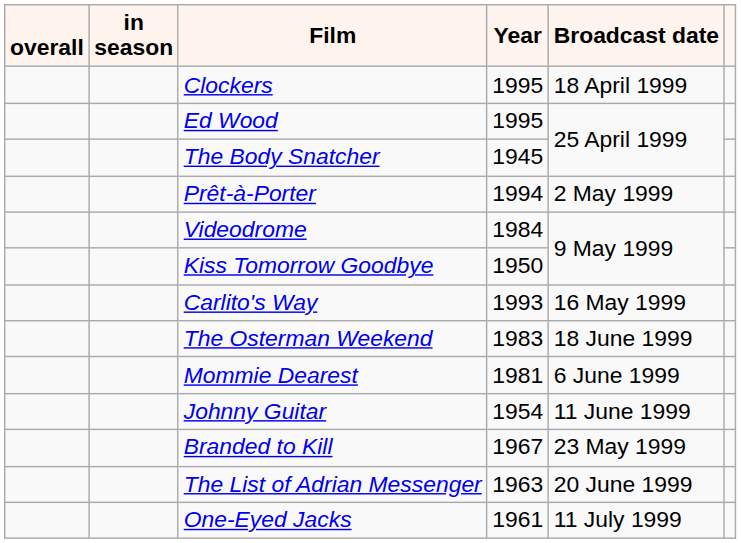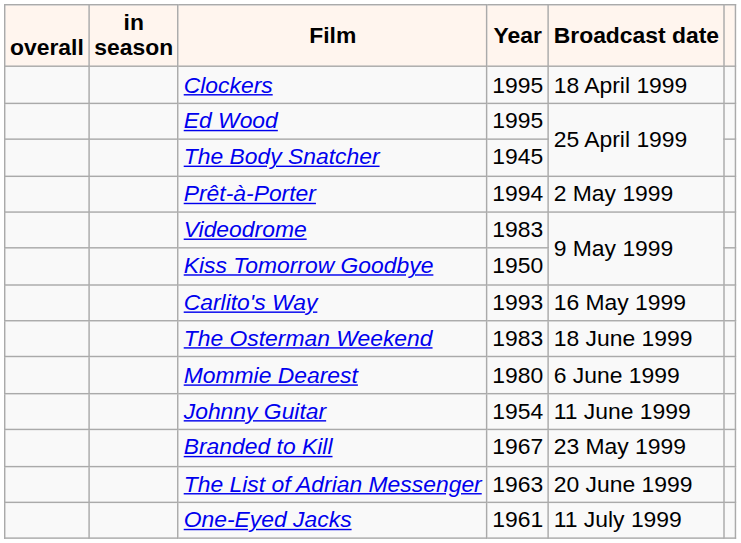(518, 229) 1984 -> (518, 229) 1983
(518, 374) 1981 -> (518, 374) 1980
